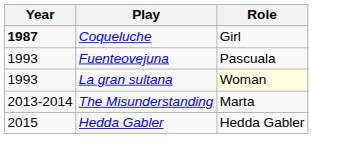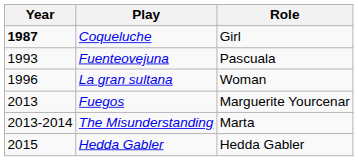(23, 79) 1993 -> (23, 79) 1996
(243, 79) lightyellow background -> (243, 79) no background
+ row: (102, 101)
